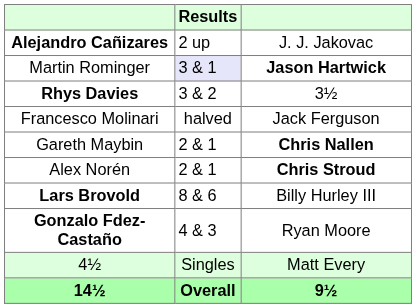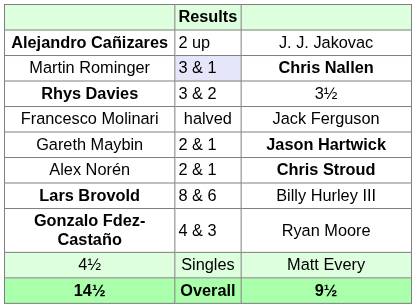(326, 68) Jason Hartwick -> (326, 68) Chris Nallen
(326, 144) Chris Nallen -> (326, 144) Jason Hartwick
